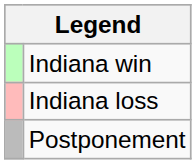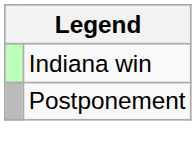- row: (94, 101)
